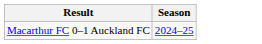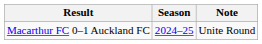+ column: (227, 13)
